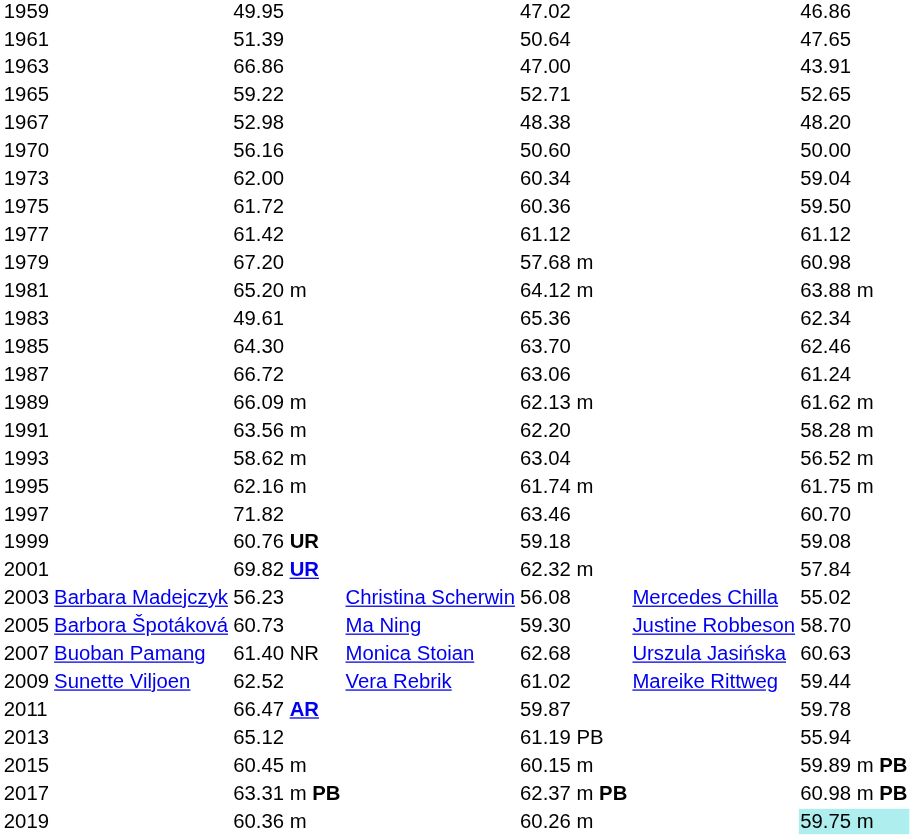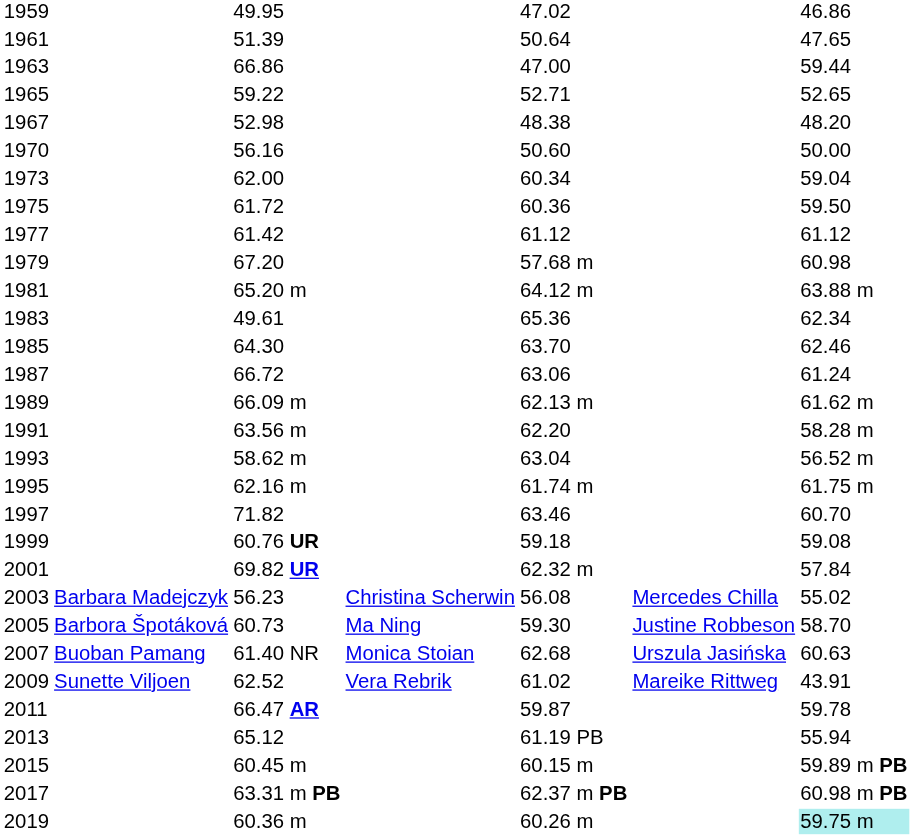(826, 66) 43.91 -> (826, 66) 59.44
(826, 681) 59.44 -> (826, 681) 43.91
